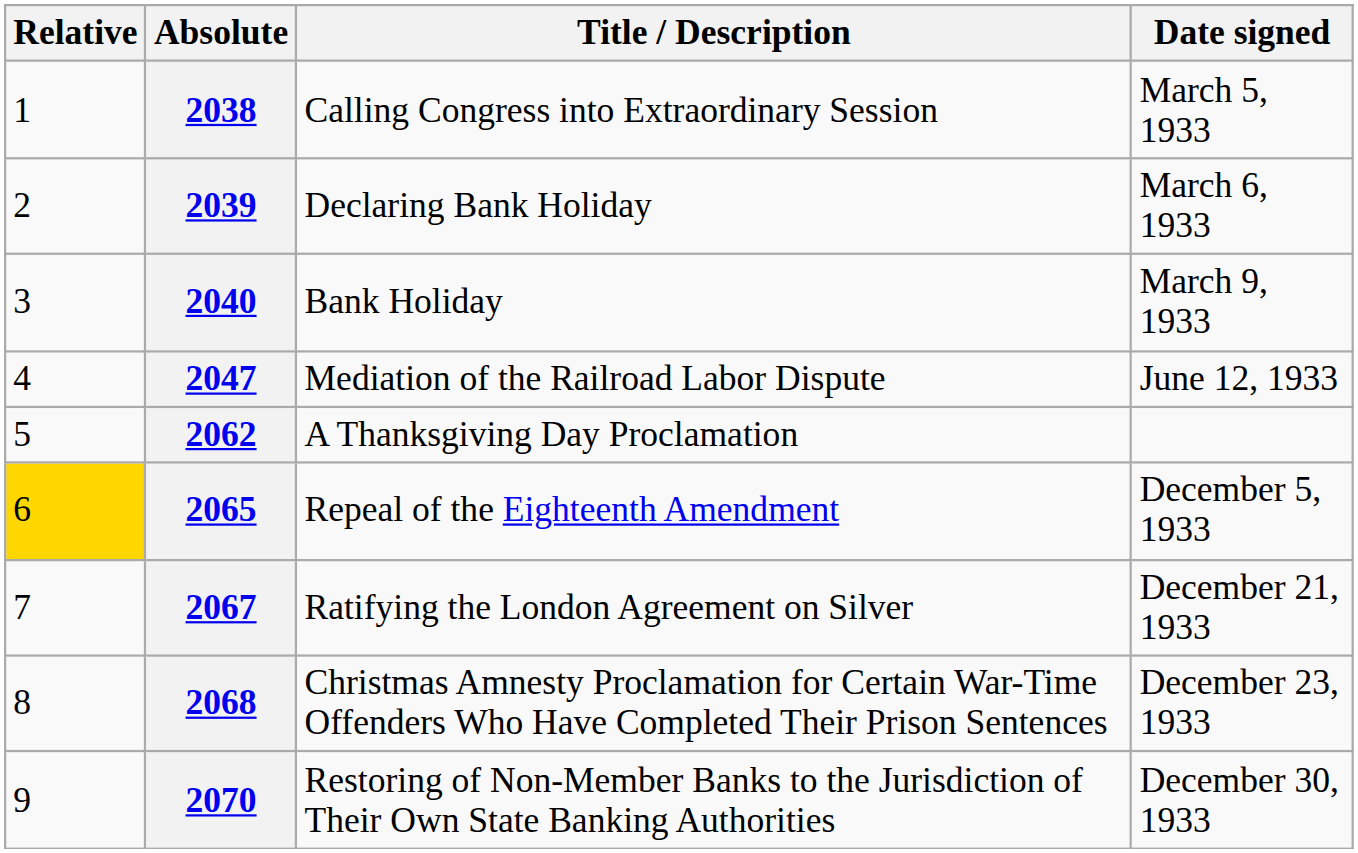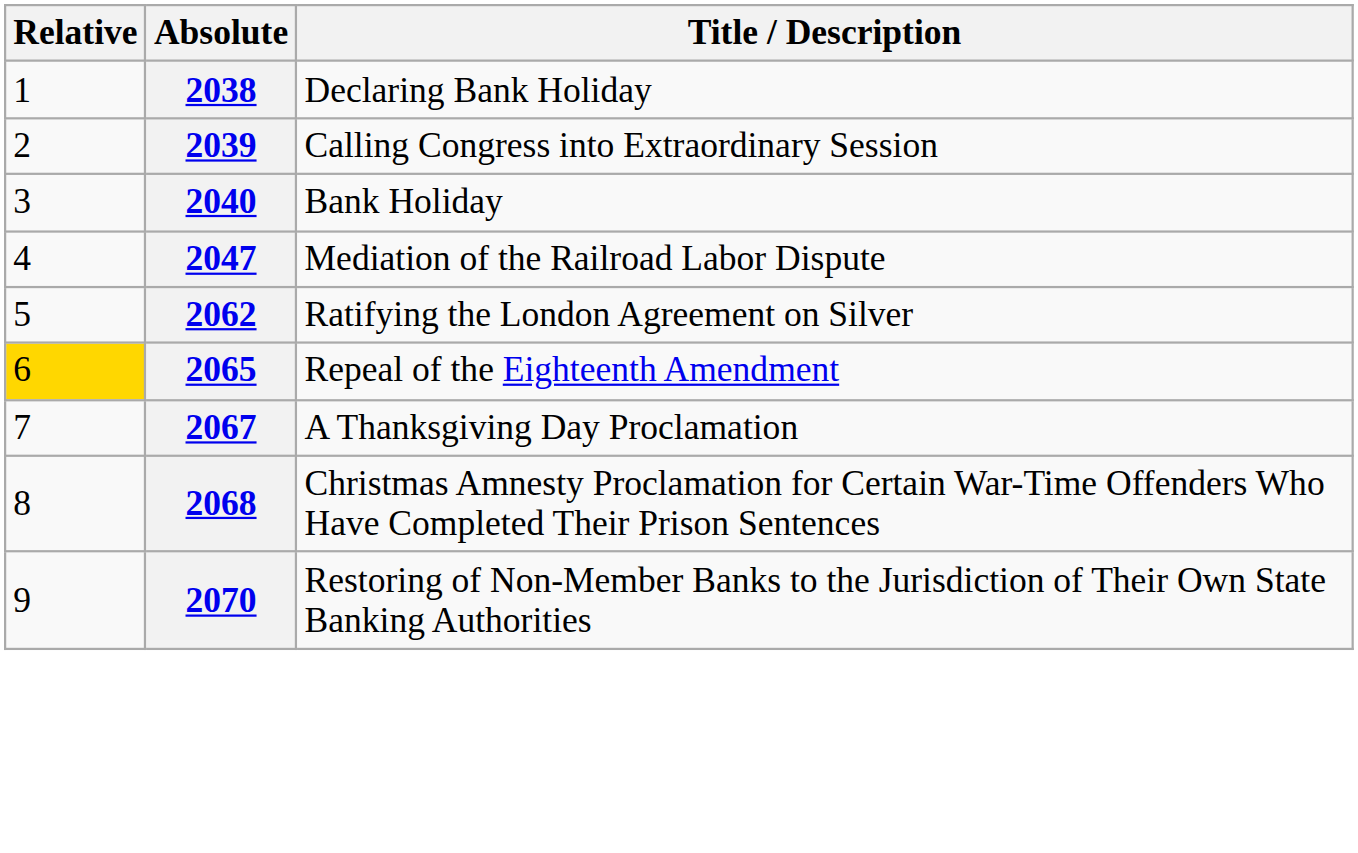- column: (1242, 32)
(621, 108) Calling Congress into Extraordinary Session -> (478, 88) Declaring Bank Holiday
(478, 205) Declaring Bank Holiday -> (621, 145) Calling Congress into Extraordinary Session
(551, 434) A Thanksgiving Day Proclamation -> (609, 314) Ratifying the London Agreement on Silver
(609, 606) Ratifying the London Agreement on Silver -> (551, 426) A Thanksgiving Day Proclamation
